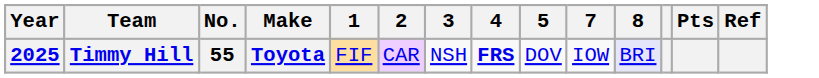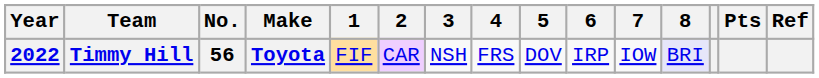+ column: (591, 22)
(35, 55) 2025 -> (35, 55) 2022
(222, 55) 55 -> (222, 55) 56
(496, 55) bold -> (496, 55) normal
